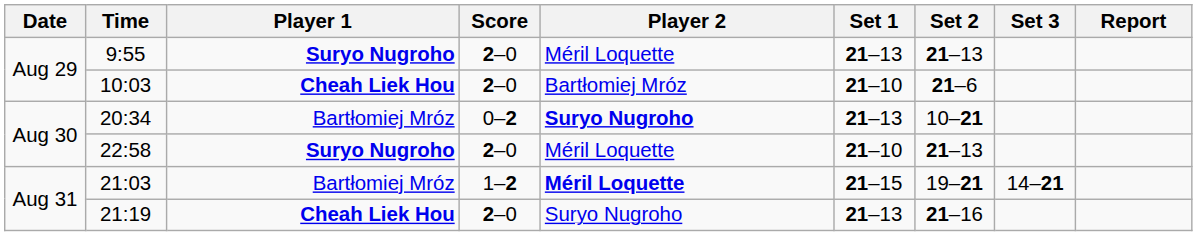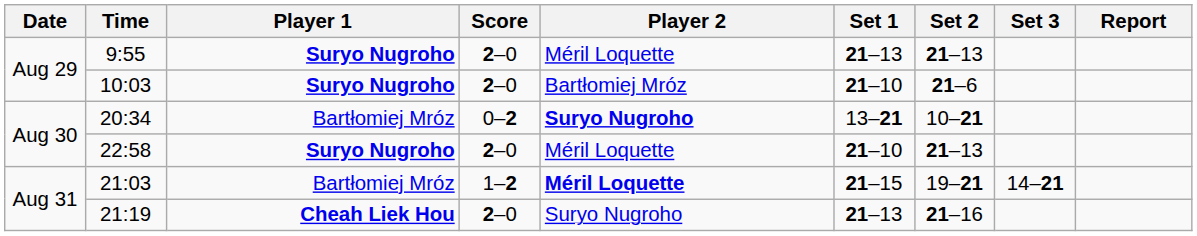(377, 86) Cheah Liek Hou -> (380, 86) Suryo Nugroho
(874, 118) 21–13 -> (874, 118) 13–21
